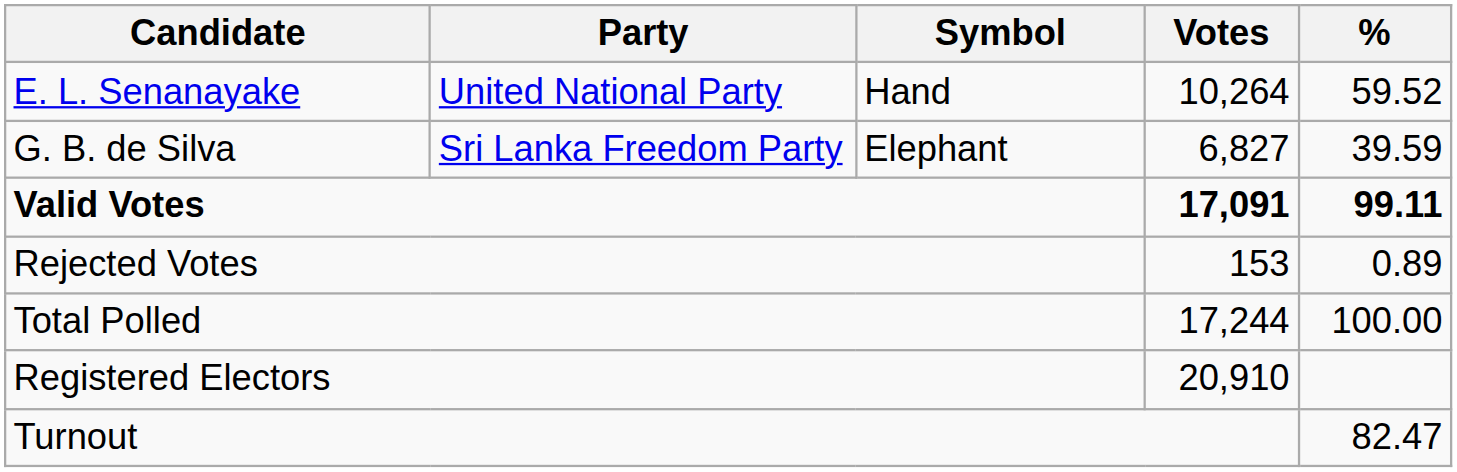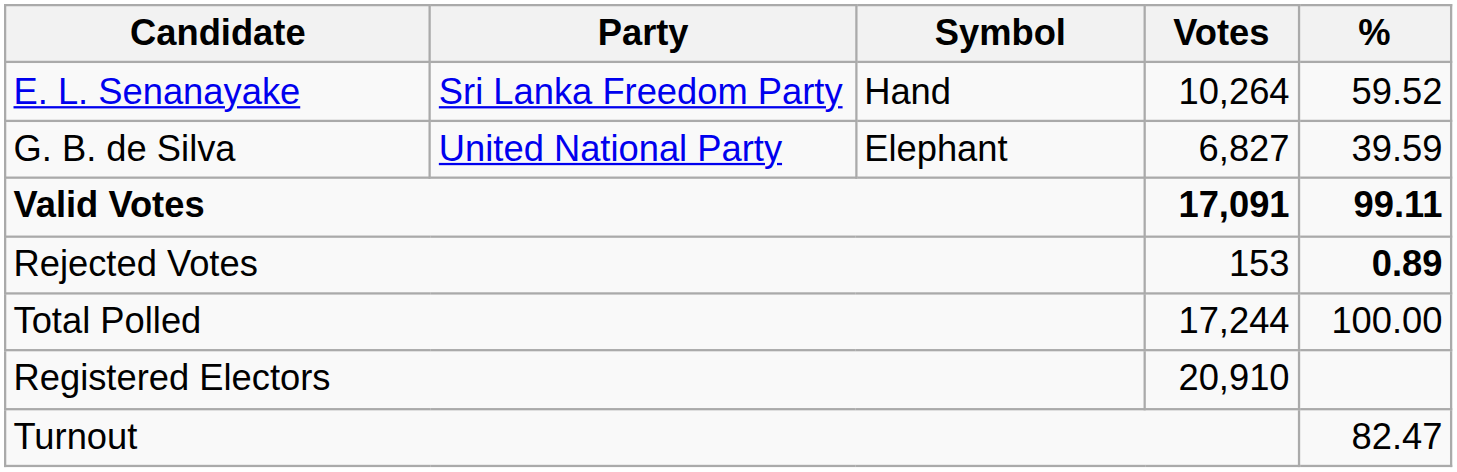(610, 90) United National Party -> (641, 90) Sri Lanka Freedom Party
(641, 148) Sri Lanka Freedom Party -> (610, 148) United National Party
(1407, 263) normal -> (1407, 263) bold
